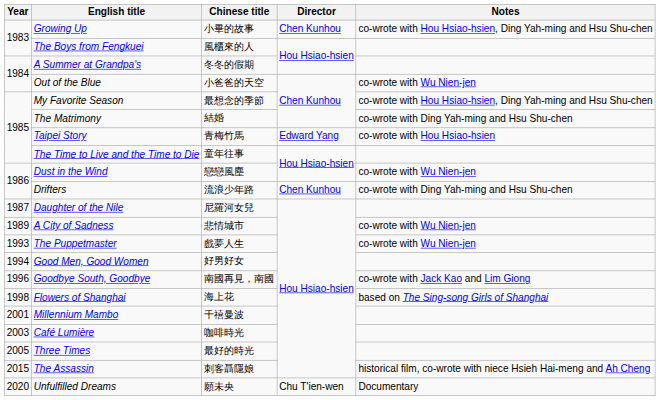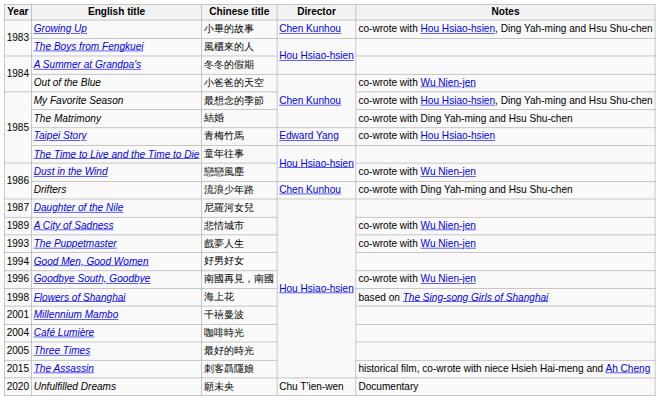(444, 279) co-wrote with Jack Kao and Lim Giong -> (417, 279) co-wrote with Wu Nien-jen
(18, 333) 2003 -> (18, 333) 2004
